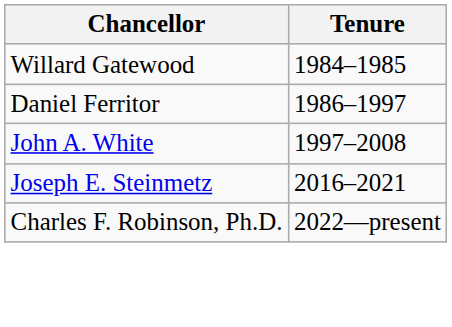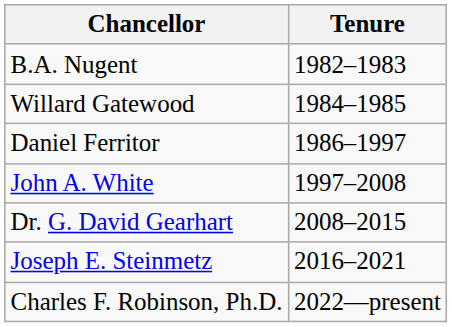+ row: (74, 63)
+ row: (122, 222)
